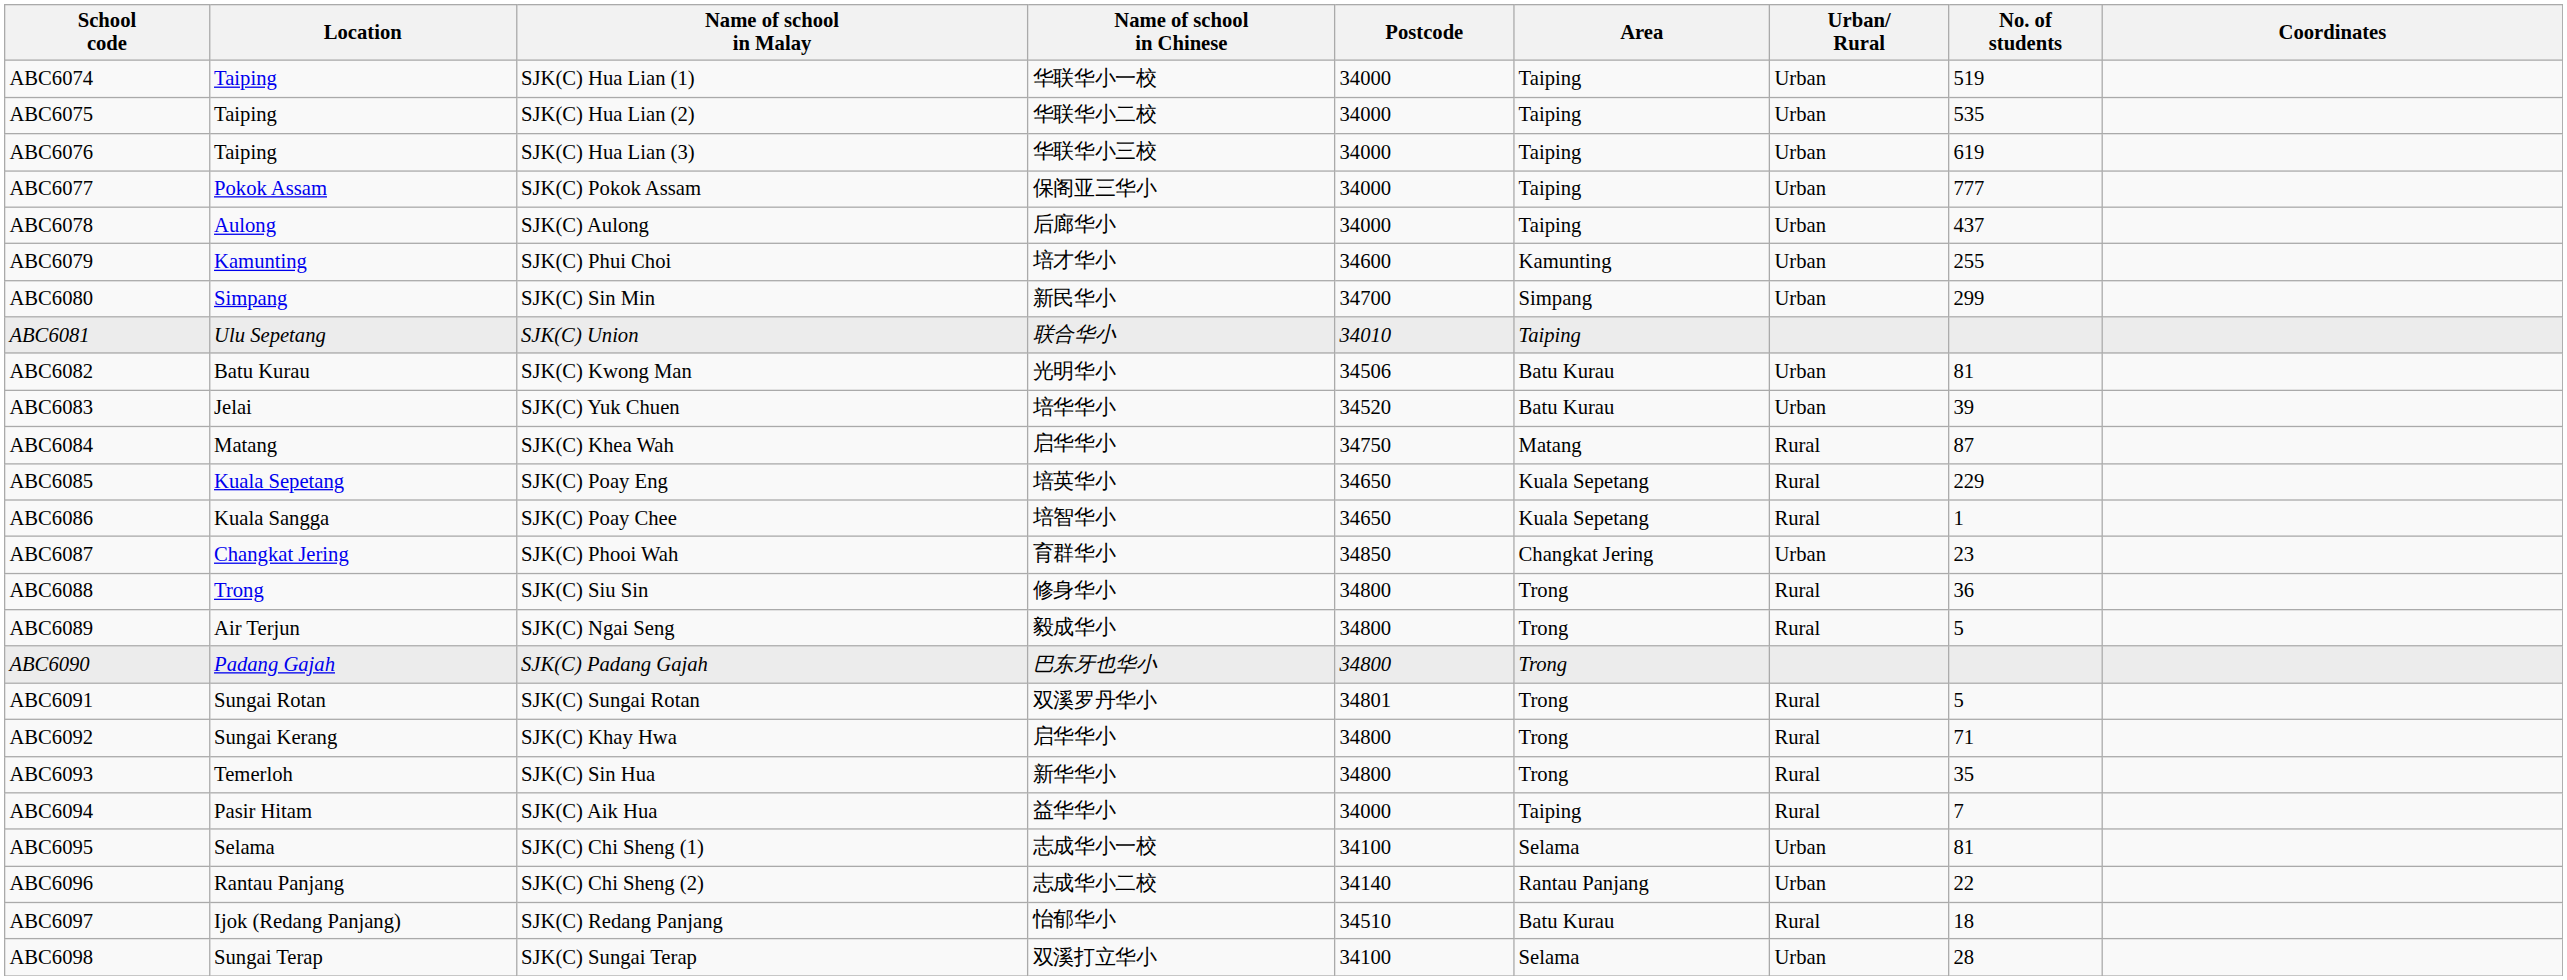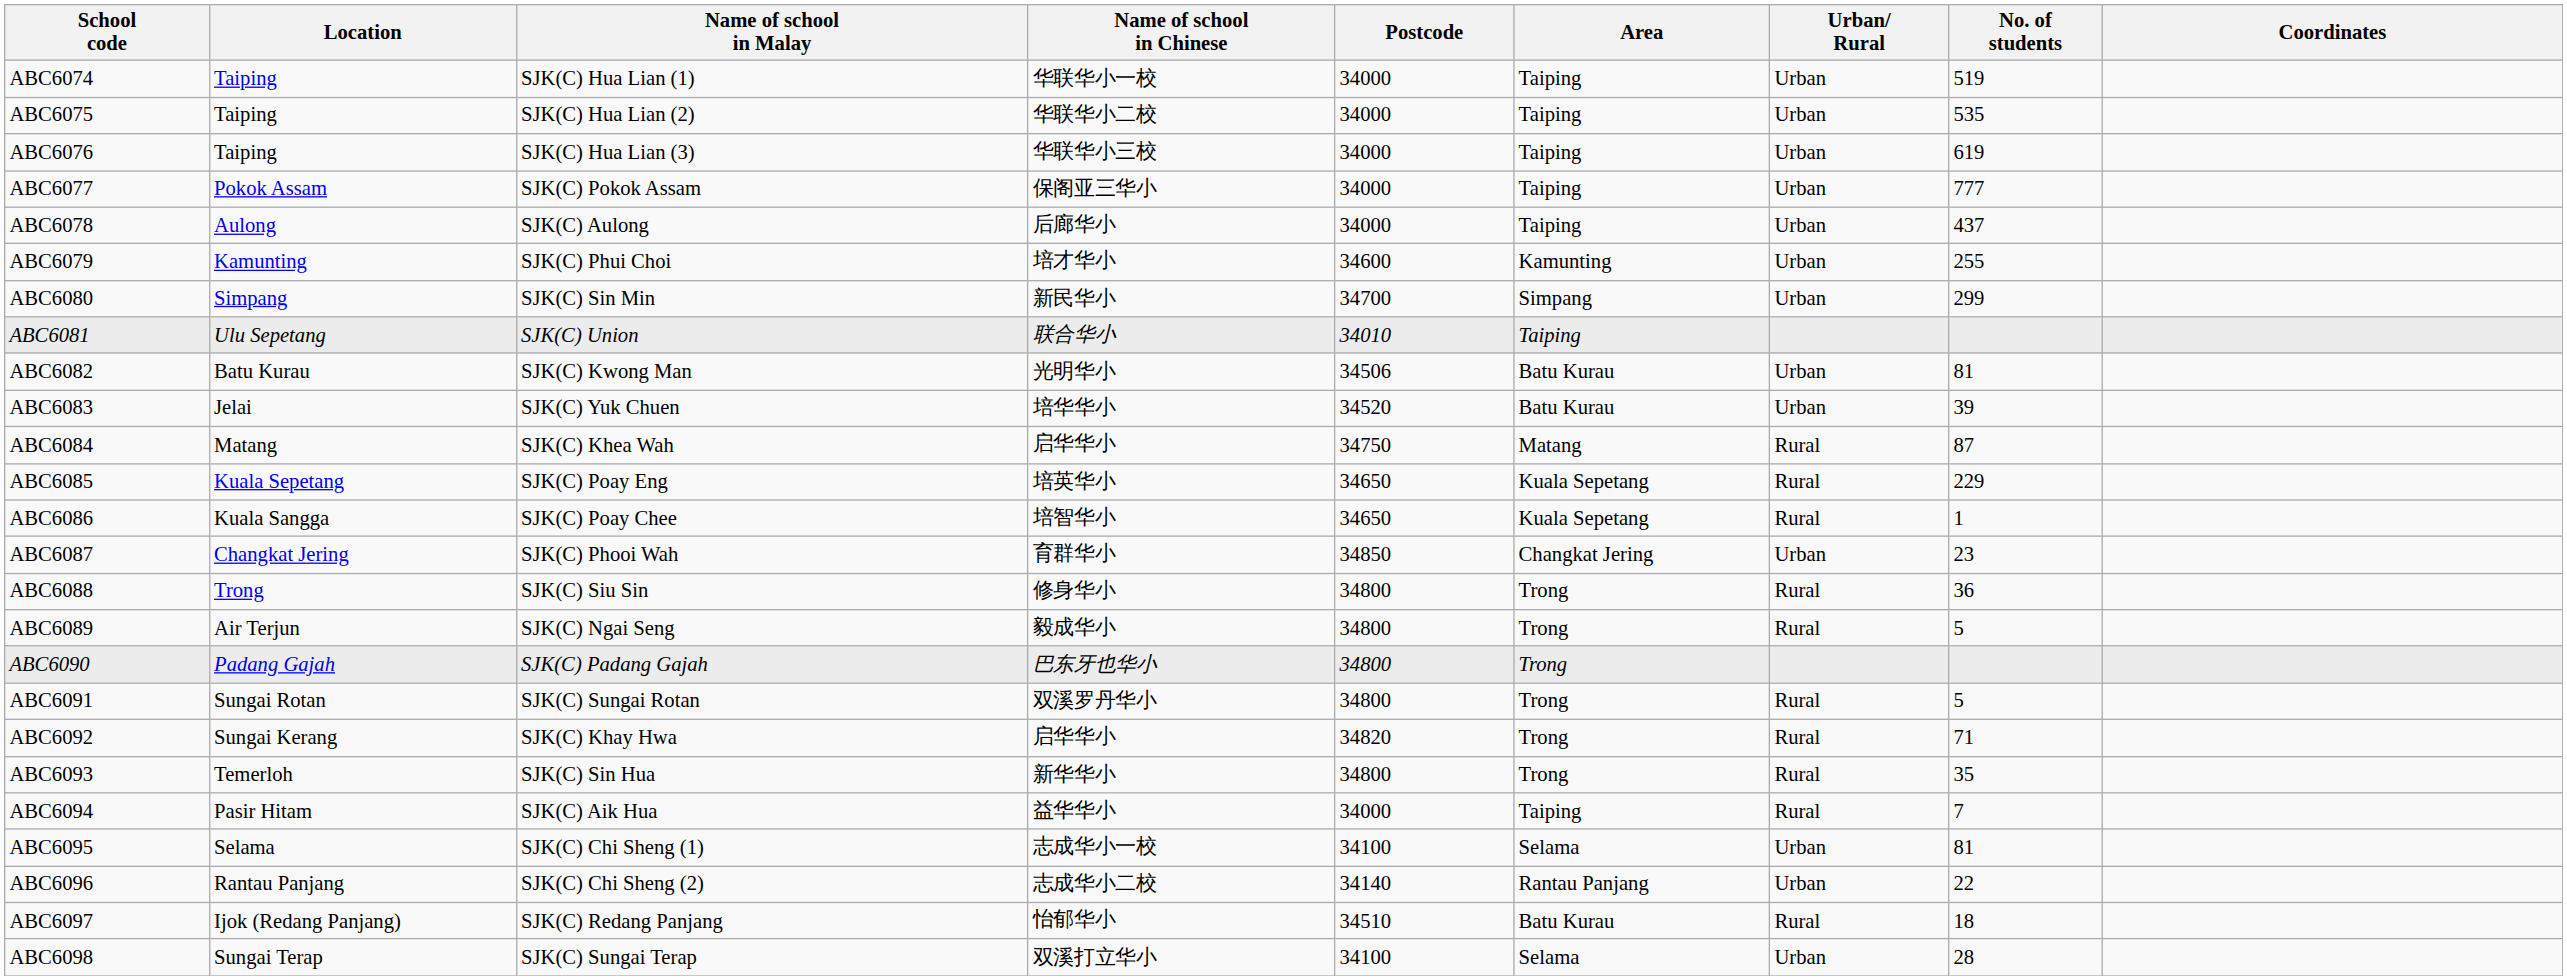(1365, 701) 34801 -> (1365, 701) 34800
(1365, 737) 34800 -> (1365, 737) 34820
